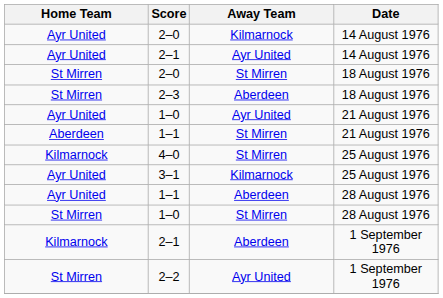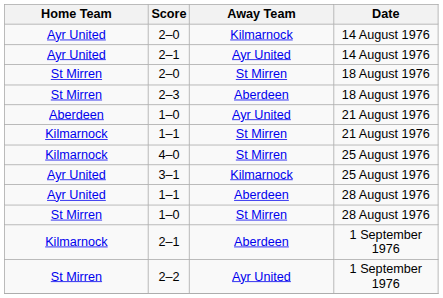(76, 114) Ayr United -> (76, 114) Aberdeen
(76, 134) Aberdeen -> (76, 134) Kilmarnock
